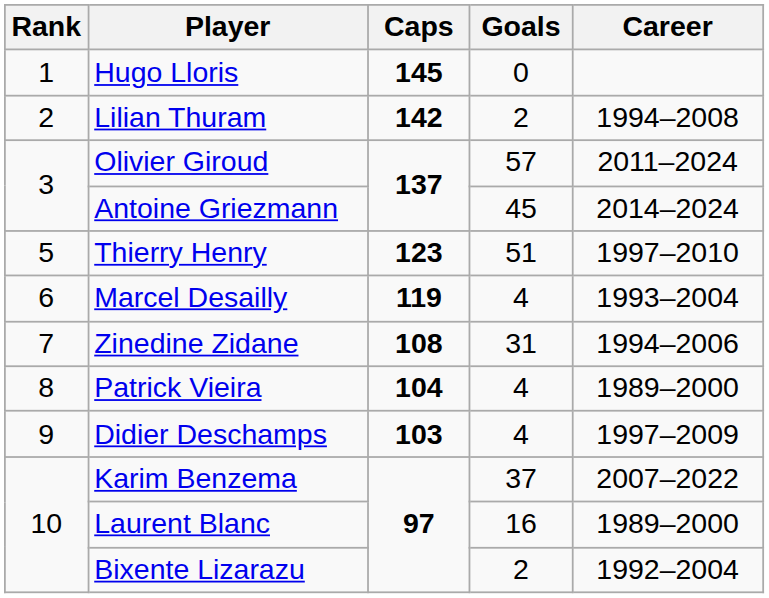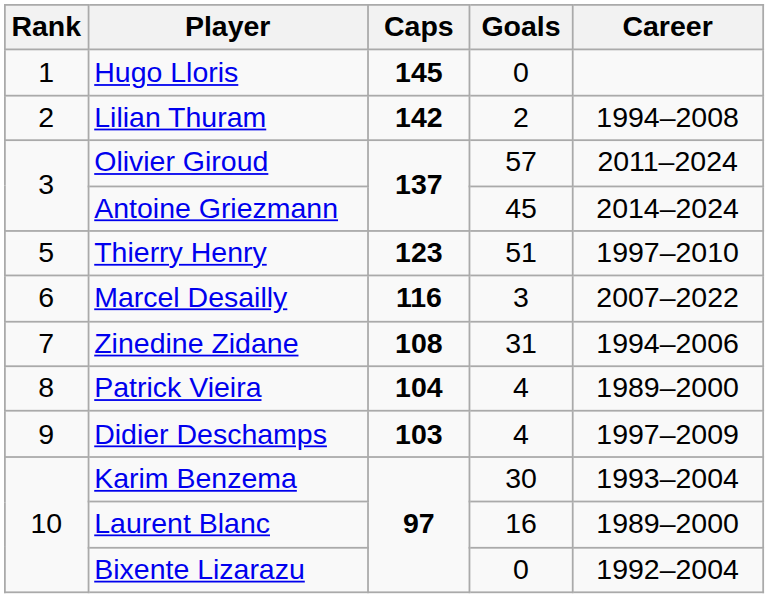(419, 298) 119 -> (419, 298) 116
(521, 298) 4 -> (521, 298) 3
(668, 298) 1993–2004 -> (668, 298) 2007–2022
(521, 478) 37 -> (521, 478) 30
(668, 478) 2007–2022 -> (668, 478) 1993–2004
(521, 569) 2 -> (521, 569) 0
